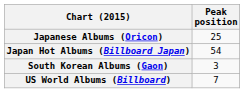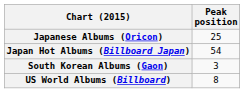(216, 80) 7 -> (216, 80) 8
